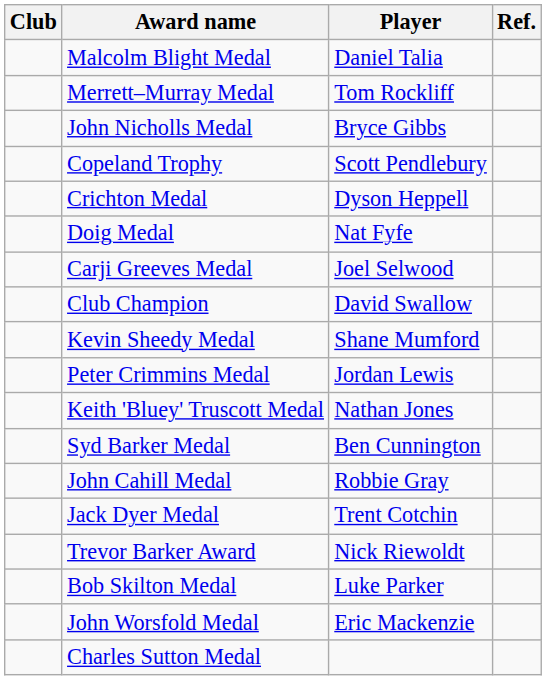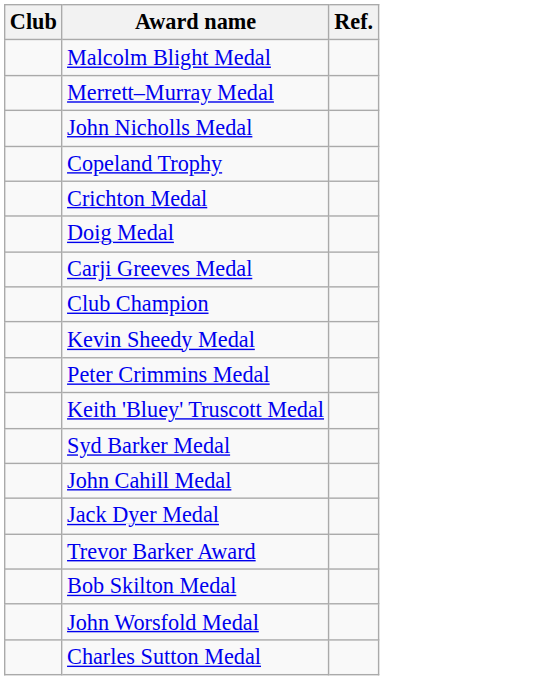- column: (411, 22)
